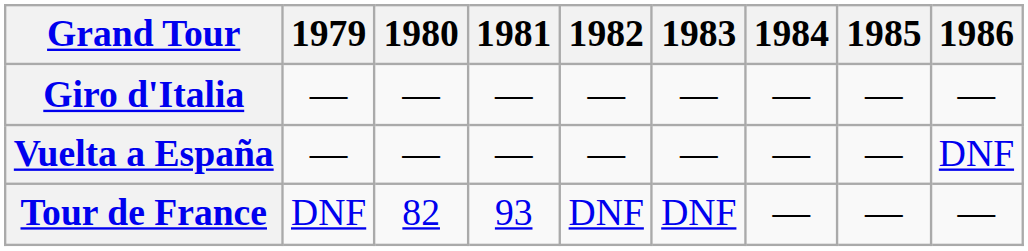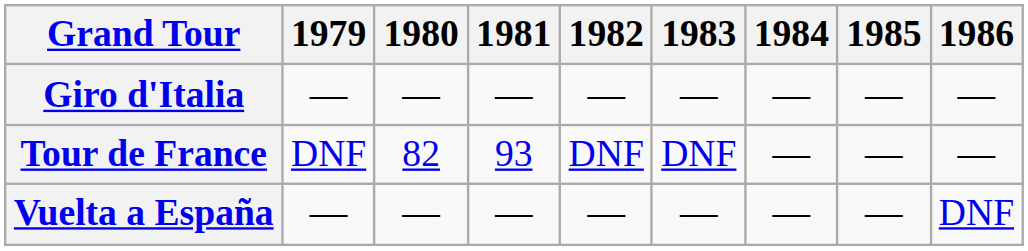rows swapped: (144, 213) <-> (144, 153)
